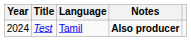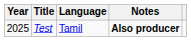(18, 28) 2024 -> (18, 28) 2025
